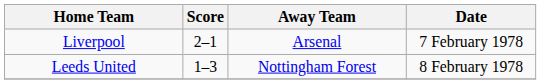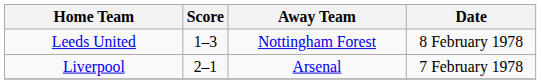rows swapped: (94, 66) <-> (94, 41)
